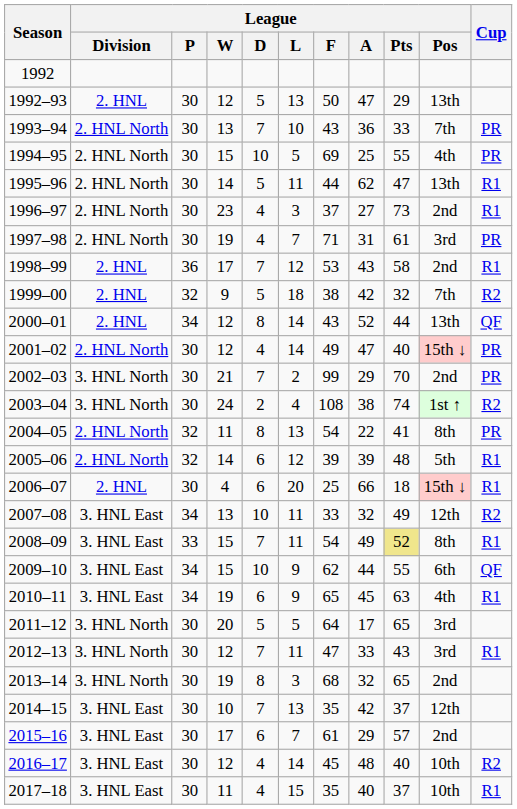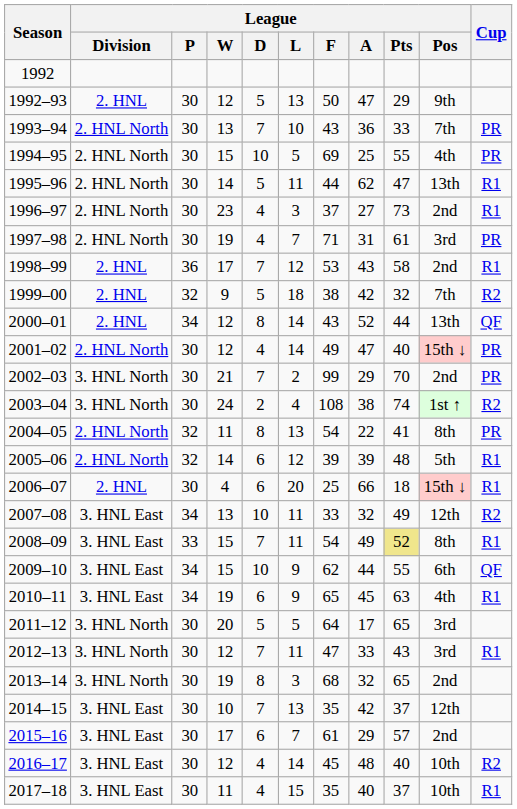(445, 101) 13th -> (445, 101) 9th
